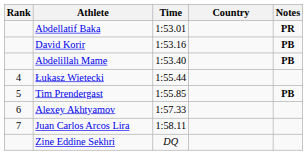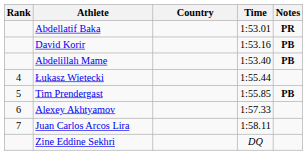columns swapped: (231, 12) <-> (171, 12)
